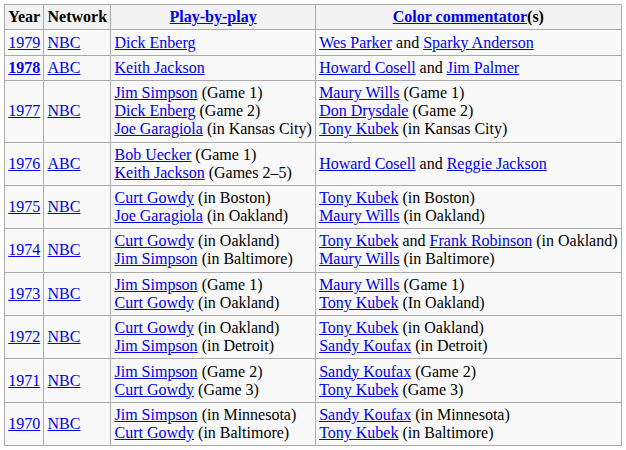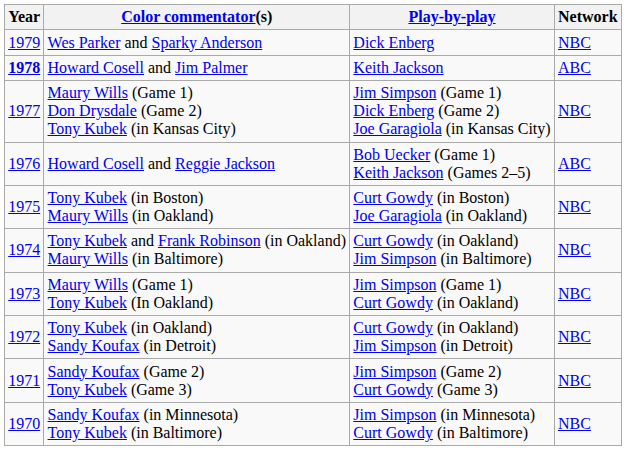columns swapped: (77, 17) <-> (468, 17)
